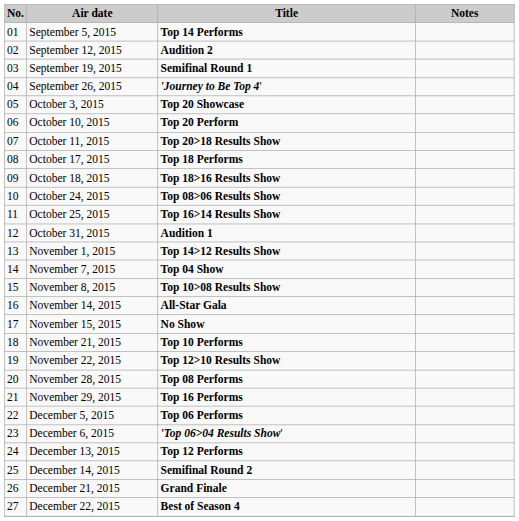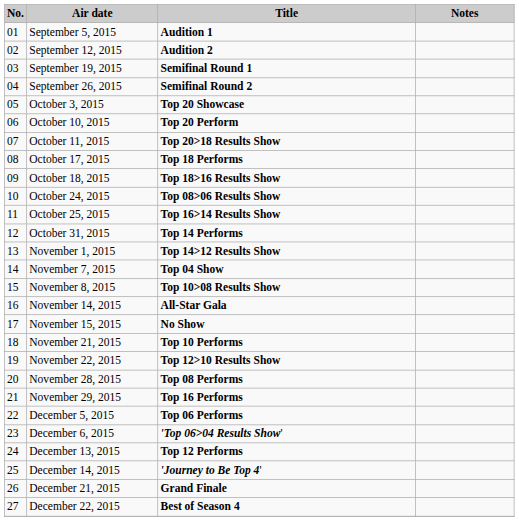(202, 31) Top 14 Performs -> (187, 31) Audition 1
(211, 86) 'Journey to Be Top 4' -> (206, 86) Semifinal Round 2
(187, 232) Audition 1 -> (202, 232) Top 14 Performs
(206, 470) Semifinal Round 2 -> (211, 470) 'Journey to Be Top 4'
